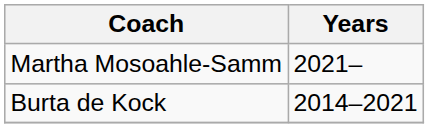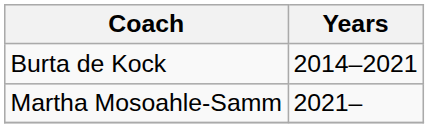rows swapped: (88, 102) <-> (146, 63)
